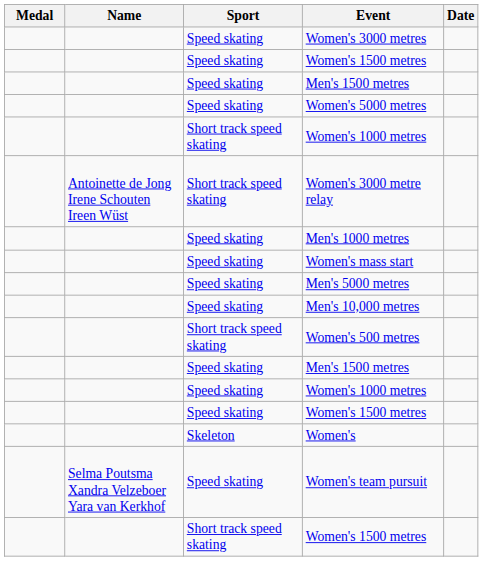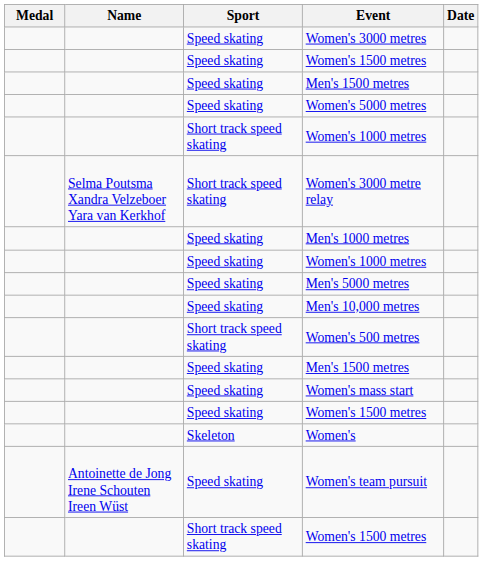(120, 199) Antoinette de Jong Irene Schouten Ireen Wüst -> (117, 199) Selma Poutsma Xandra Velzeboer Yara van Kerkhof
rows swapped: (225, 261) <-> (225, 390)
(117, 490) Selma Poutsma Xandra Velzeboer Yara van Kerkhof -> (120, 490) Antoinette de Jong Irene Schouten Ireen Wüst
